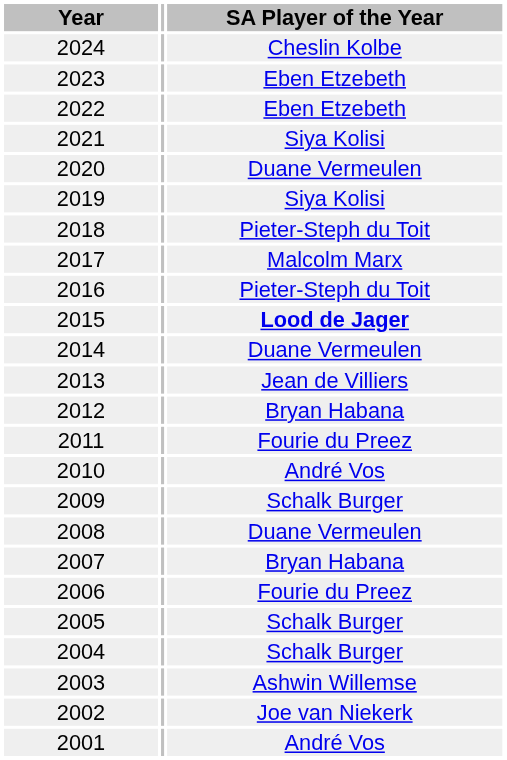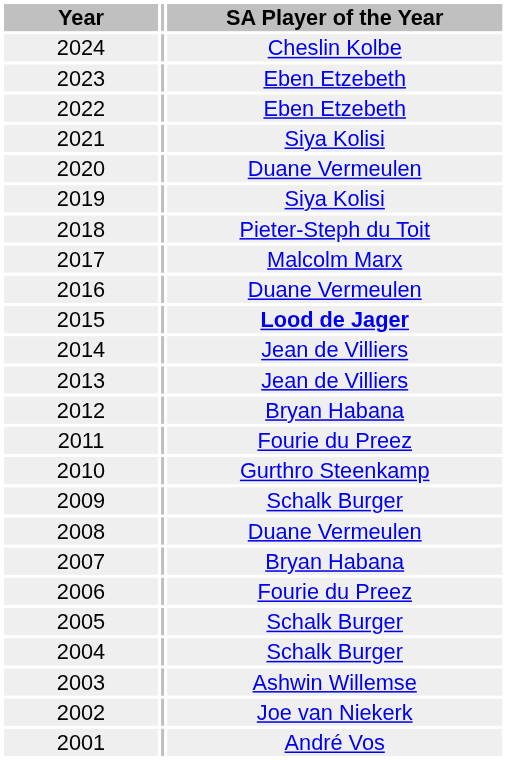(335, 289) Pieter-Steph du Toit -> (335, 289) Duane Vermeulen
(335, 350) Duane Vermeulen -> (335, 350) Jean de Villiers
(335, 471) André Vos -> (335, 471) Gurthro Steenkamp
